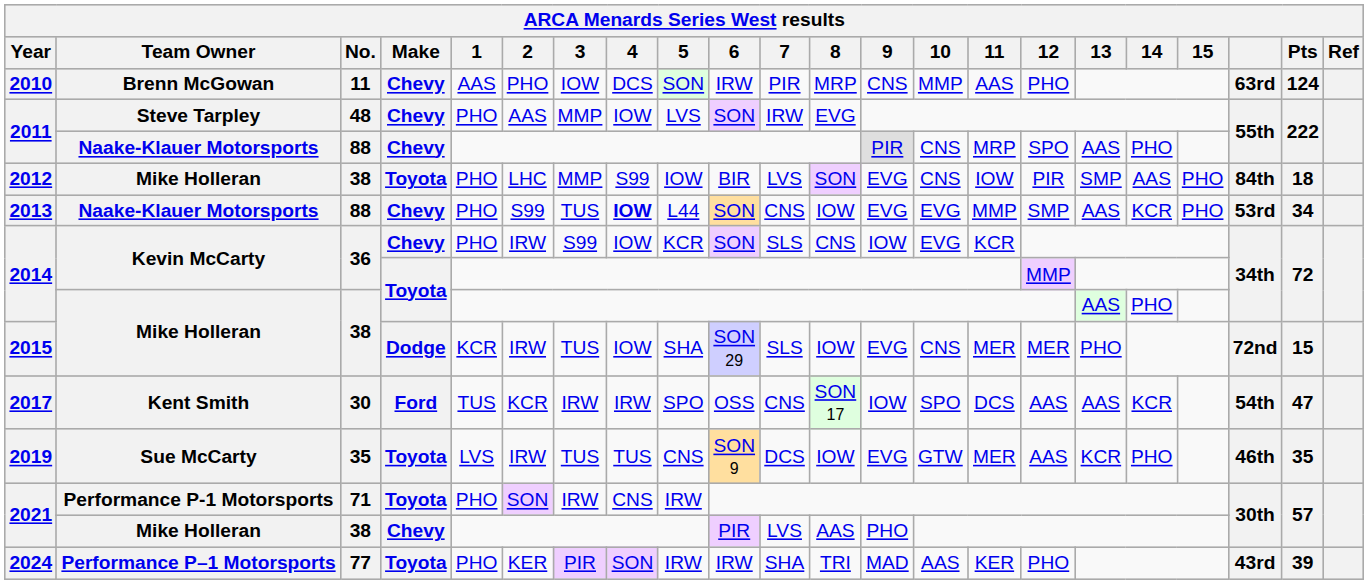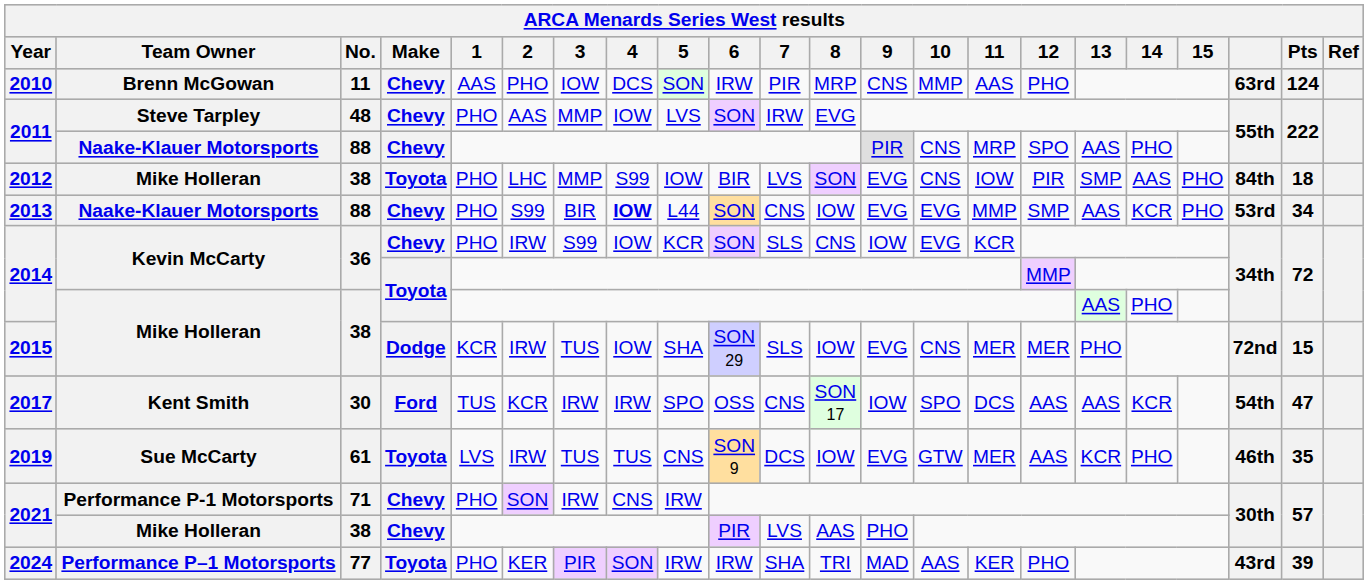(580, 211) TUS -> (580, 211) BIR
(360, 456) 35 -> (360, 456) 61
(416, 499) Toyota -> (416, 499) Chevy
